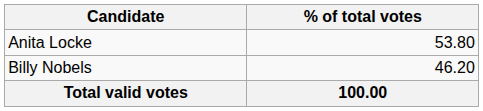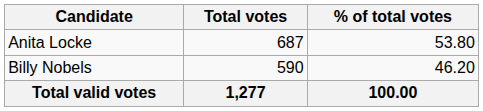+ column: (246, 17)
